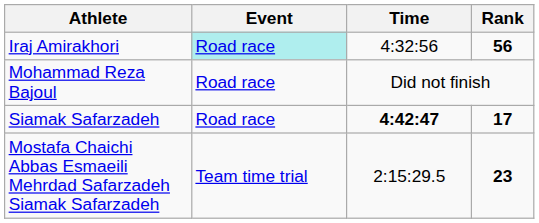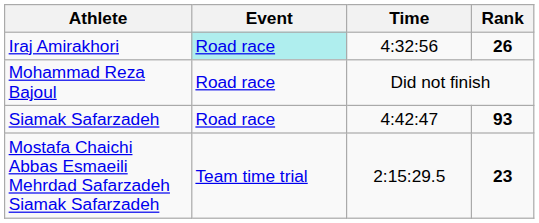(503, 46) 56 -> (503, 46) 26
(409, 120) bold -> (409, 120) normal
(503, 120) 17 -> (503, 120) 93
